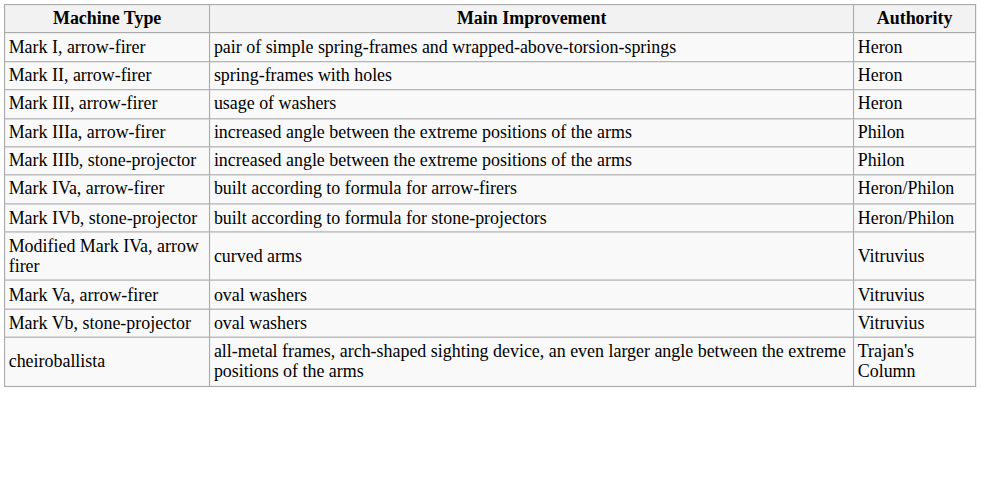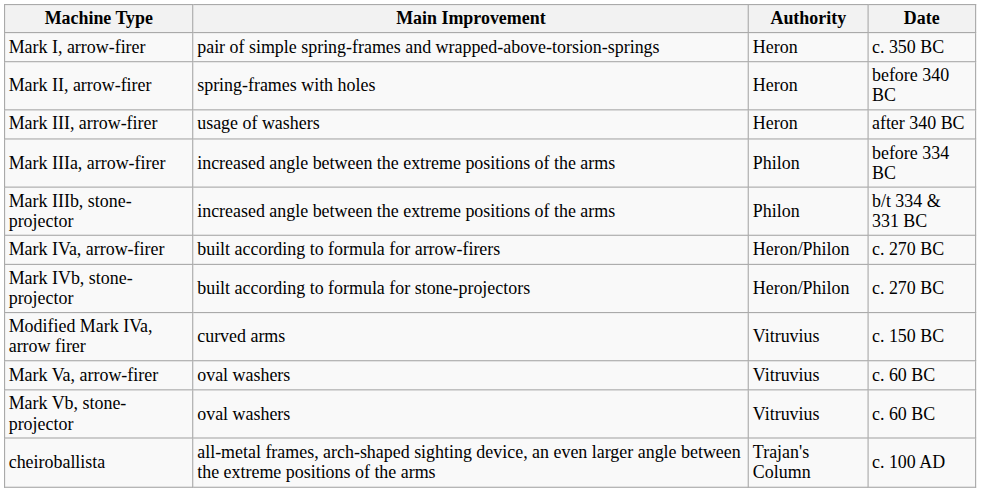+ column: (922, 18)
